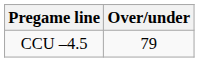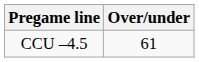(149, 43) 79 -> (149, 43) 61
